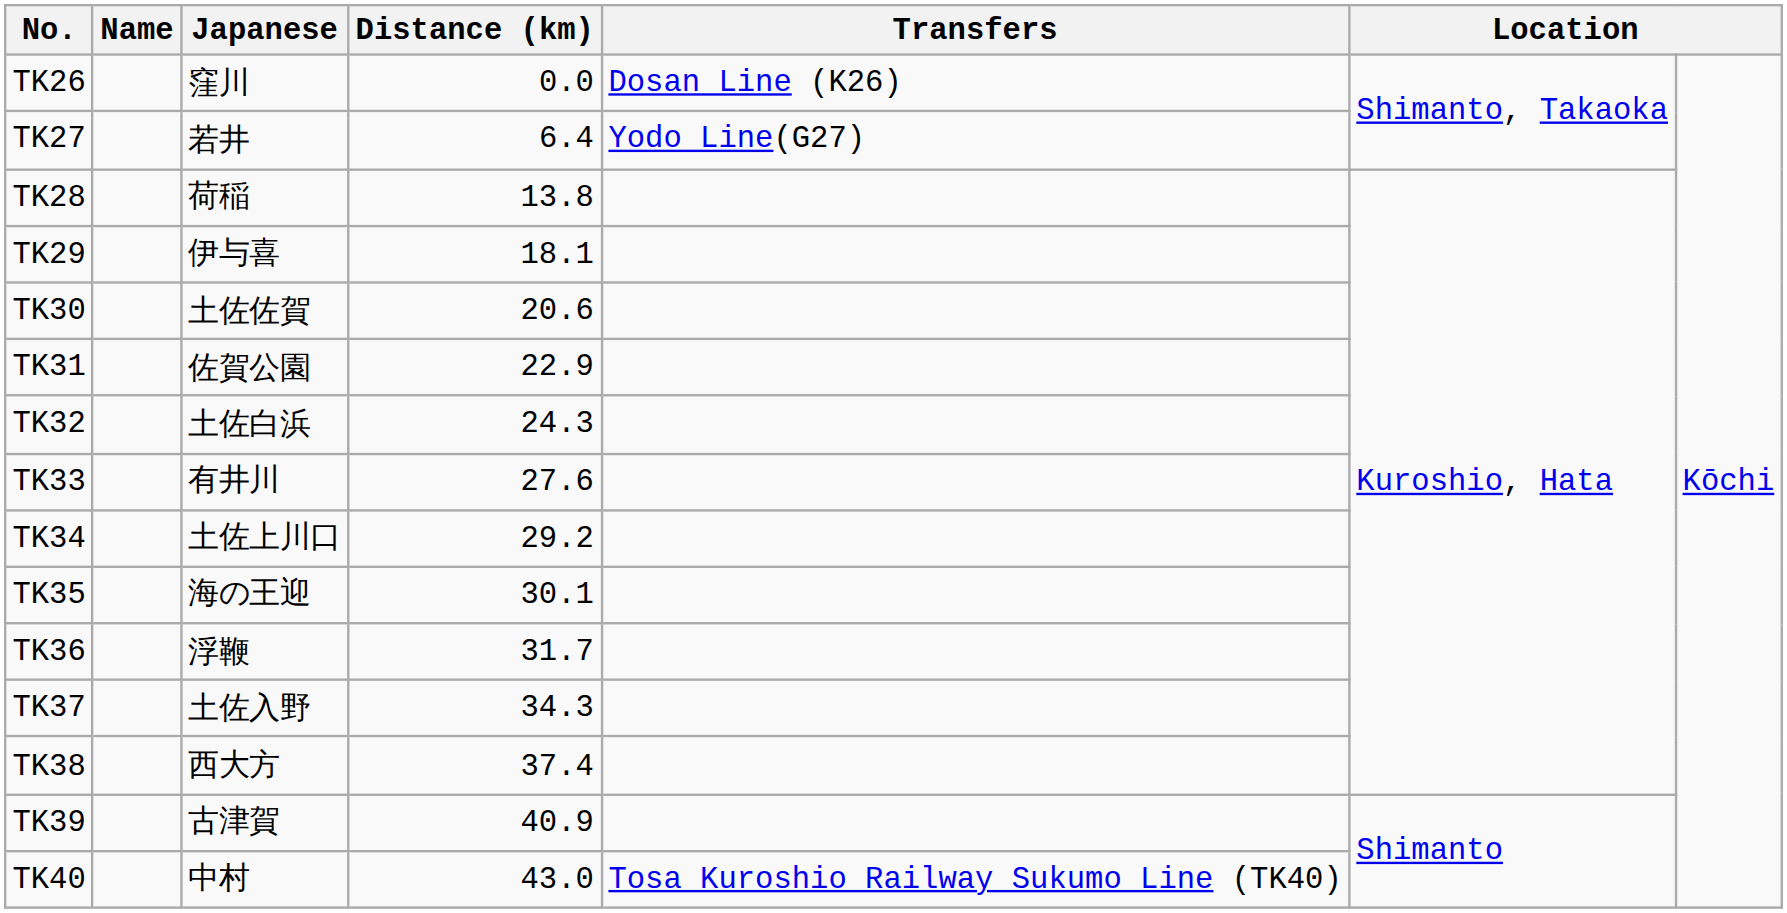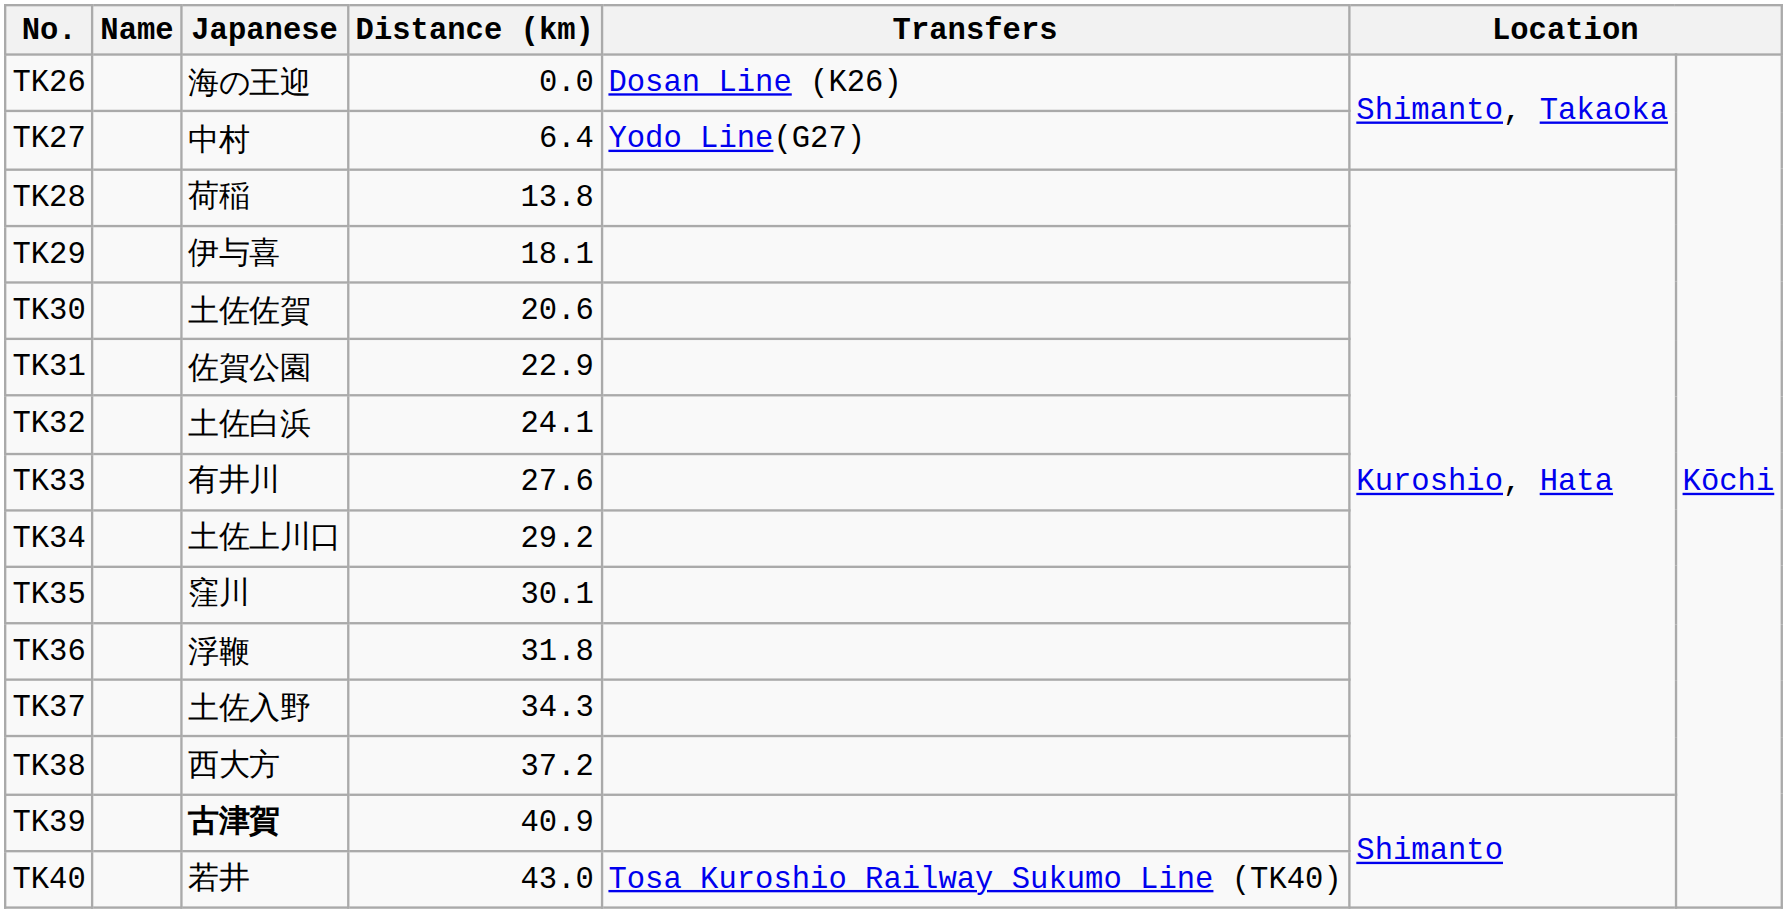(219, 85) 窪川 -> (249, 85) 海の王迎
(219, 141) 若井 -> (219, 141) 中村
(557, 424) 24.3 -> (557, 424) 24.1
(249, 596) 海の王迎 -> (219, 596) 窪川
(557, 652) 31.7 -> (557, 652) 31.8
(557, 765) 37.4 -> (557, 765) 37.2
(234, 823) normal -> (234, 823) bold
(219, 880) 中村 -> (219, 880) 若井
